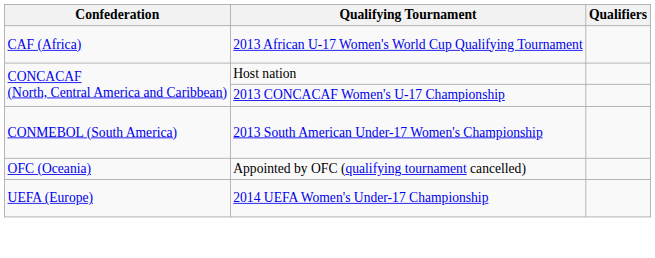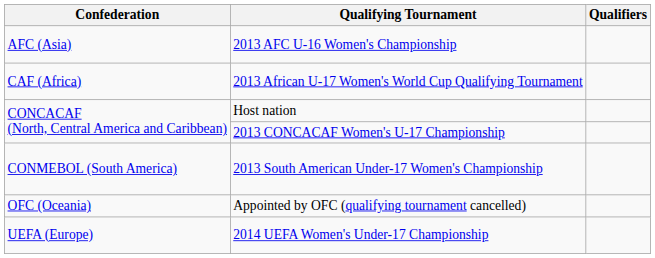+ row: (345, 44)
